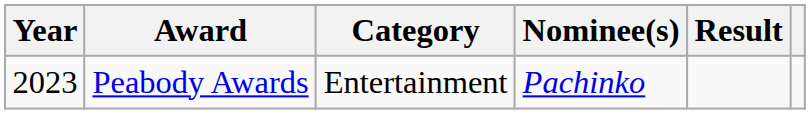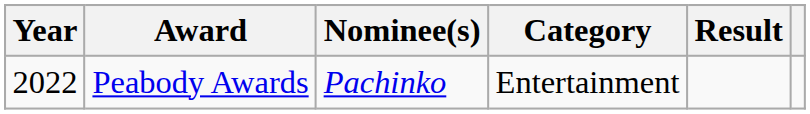columns swapped: (416, 30) <-> (601, 30)
(45, 81) 2023 -> (45, 81) 2022
